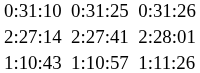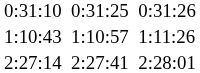rows swapped: (33, 62) <-> (33, 37)
